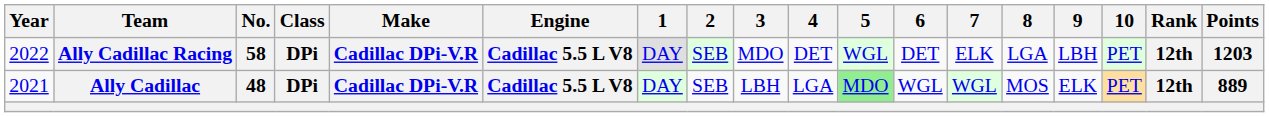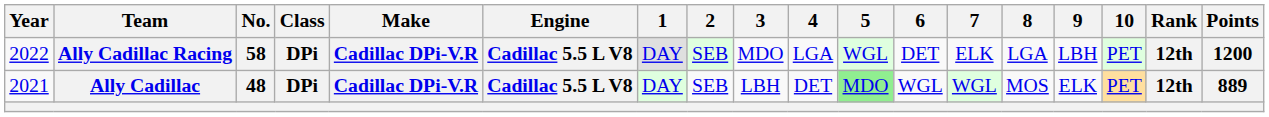(813, 53) DET -> (813, 53) LGA
(1233, 53) 1203 -> (1233, 53) 1200
(813, 86) LGA -> (813, 86) DET
